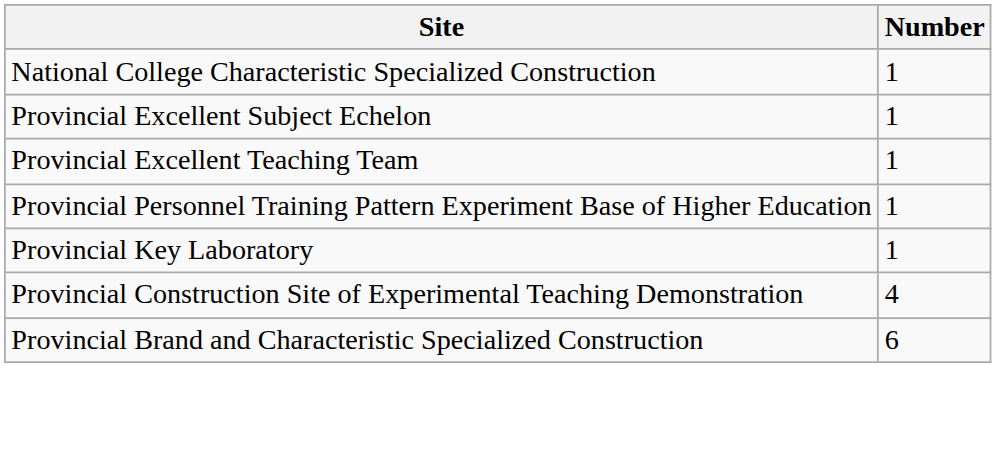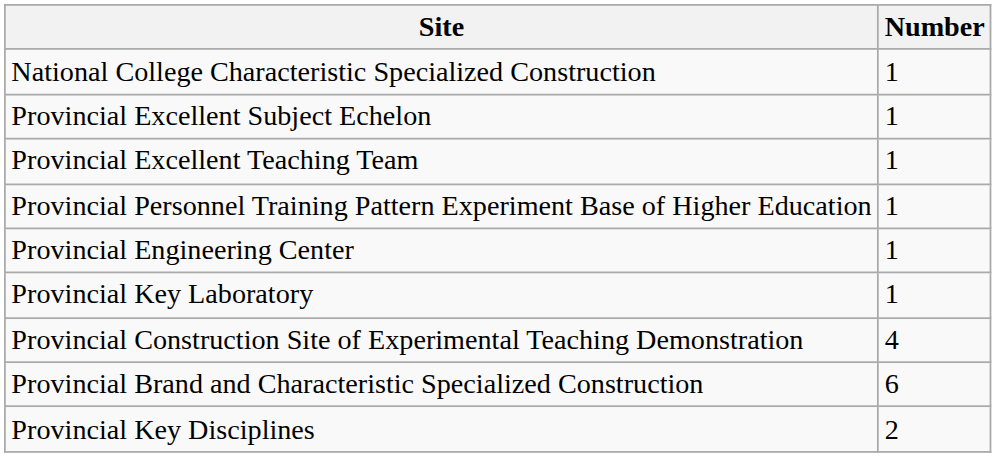+ row: (183, 250)
+ row: (163, 428)
